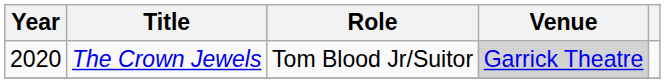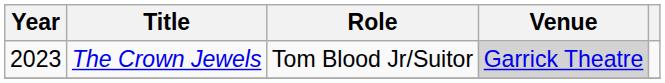(36, 59) 2020 -> (36, 59) 2023
